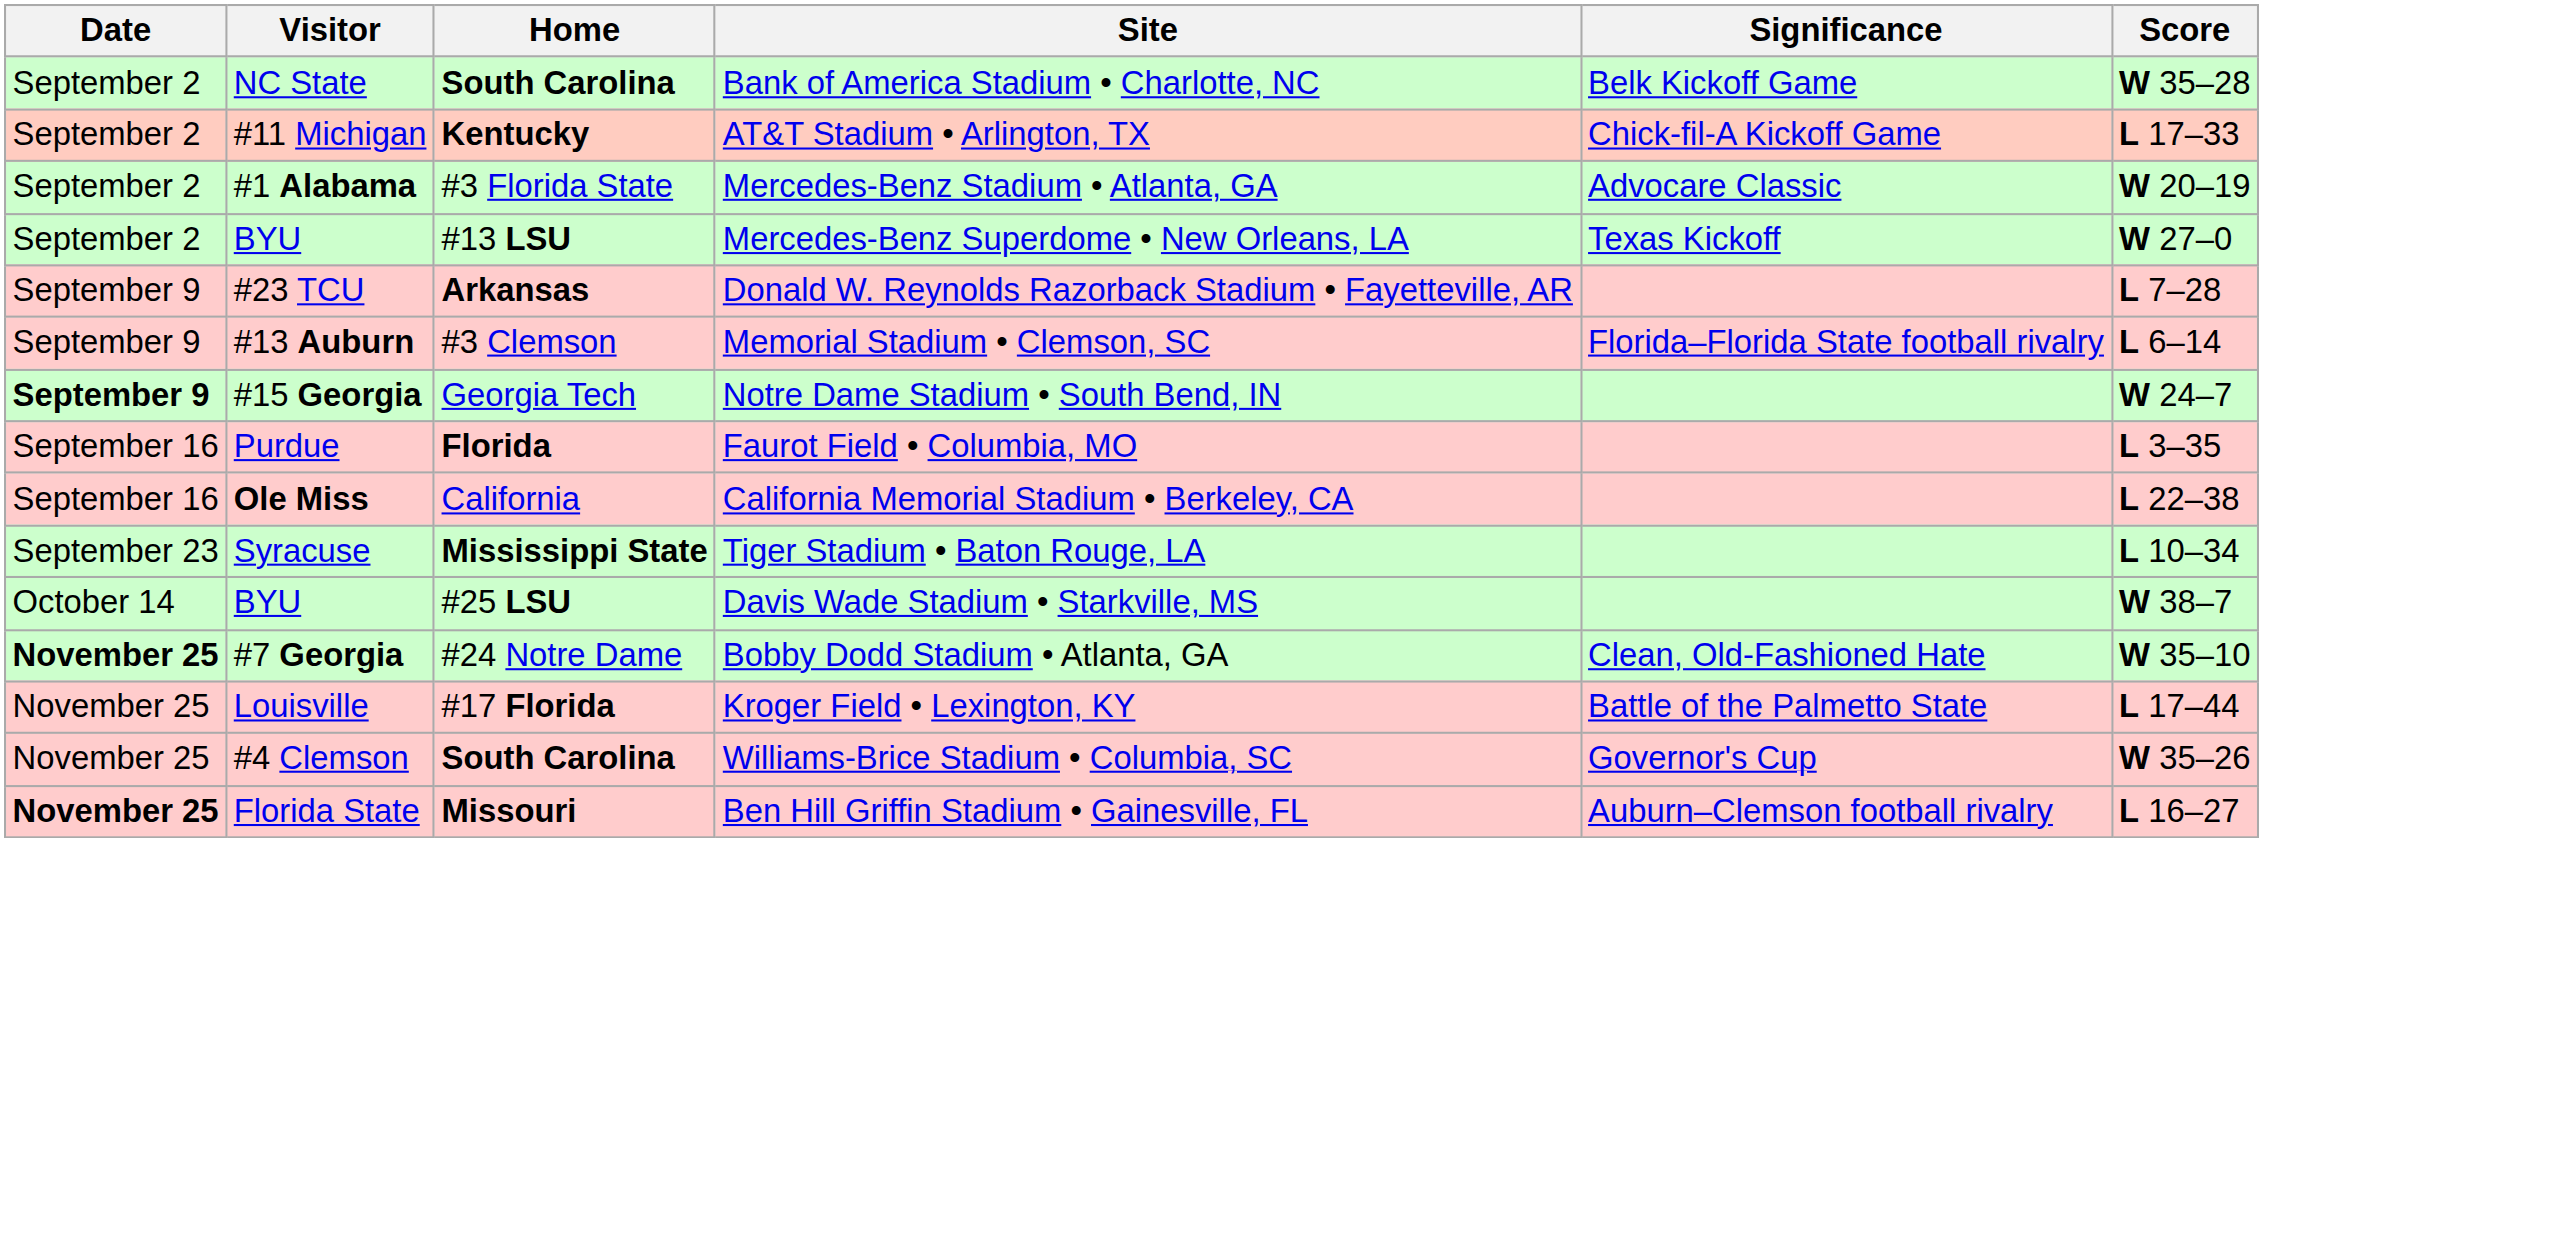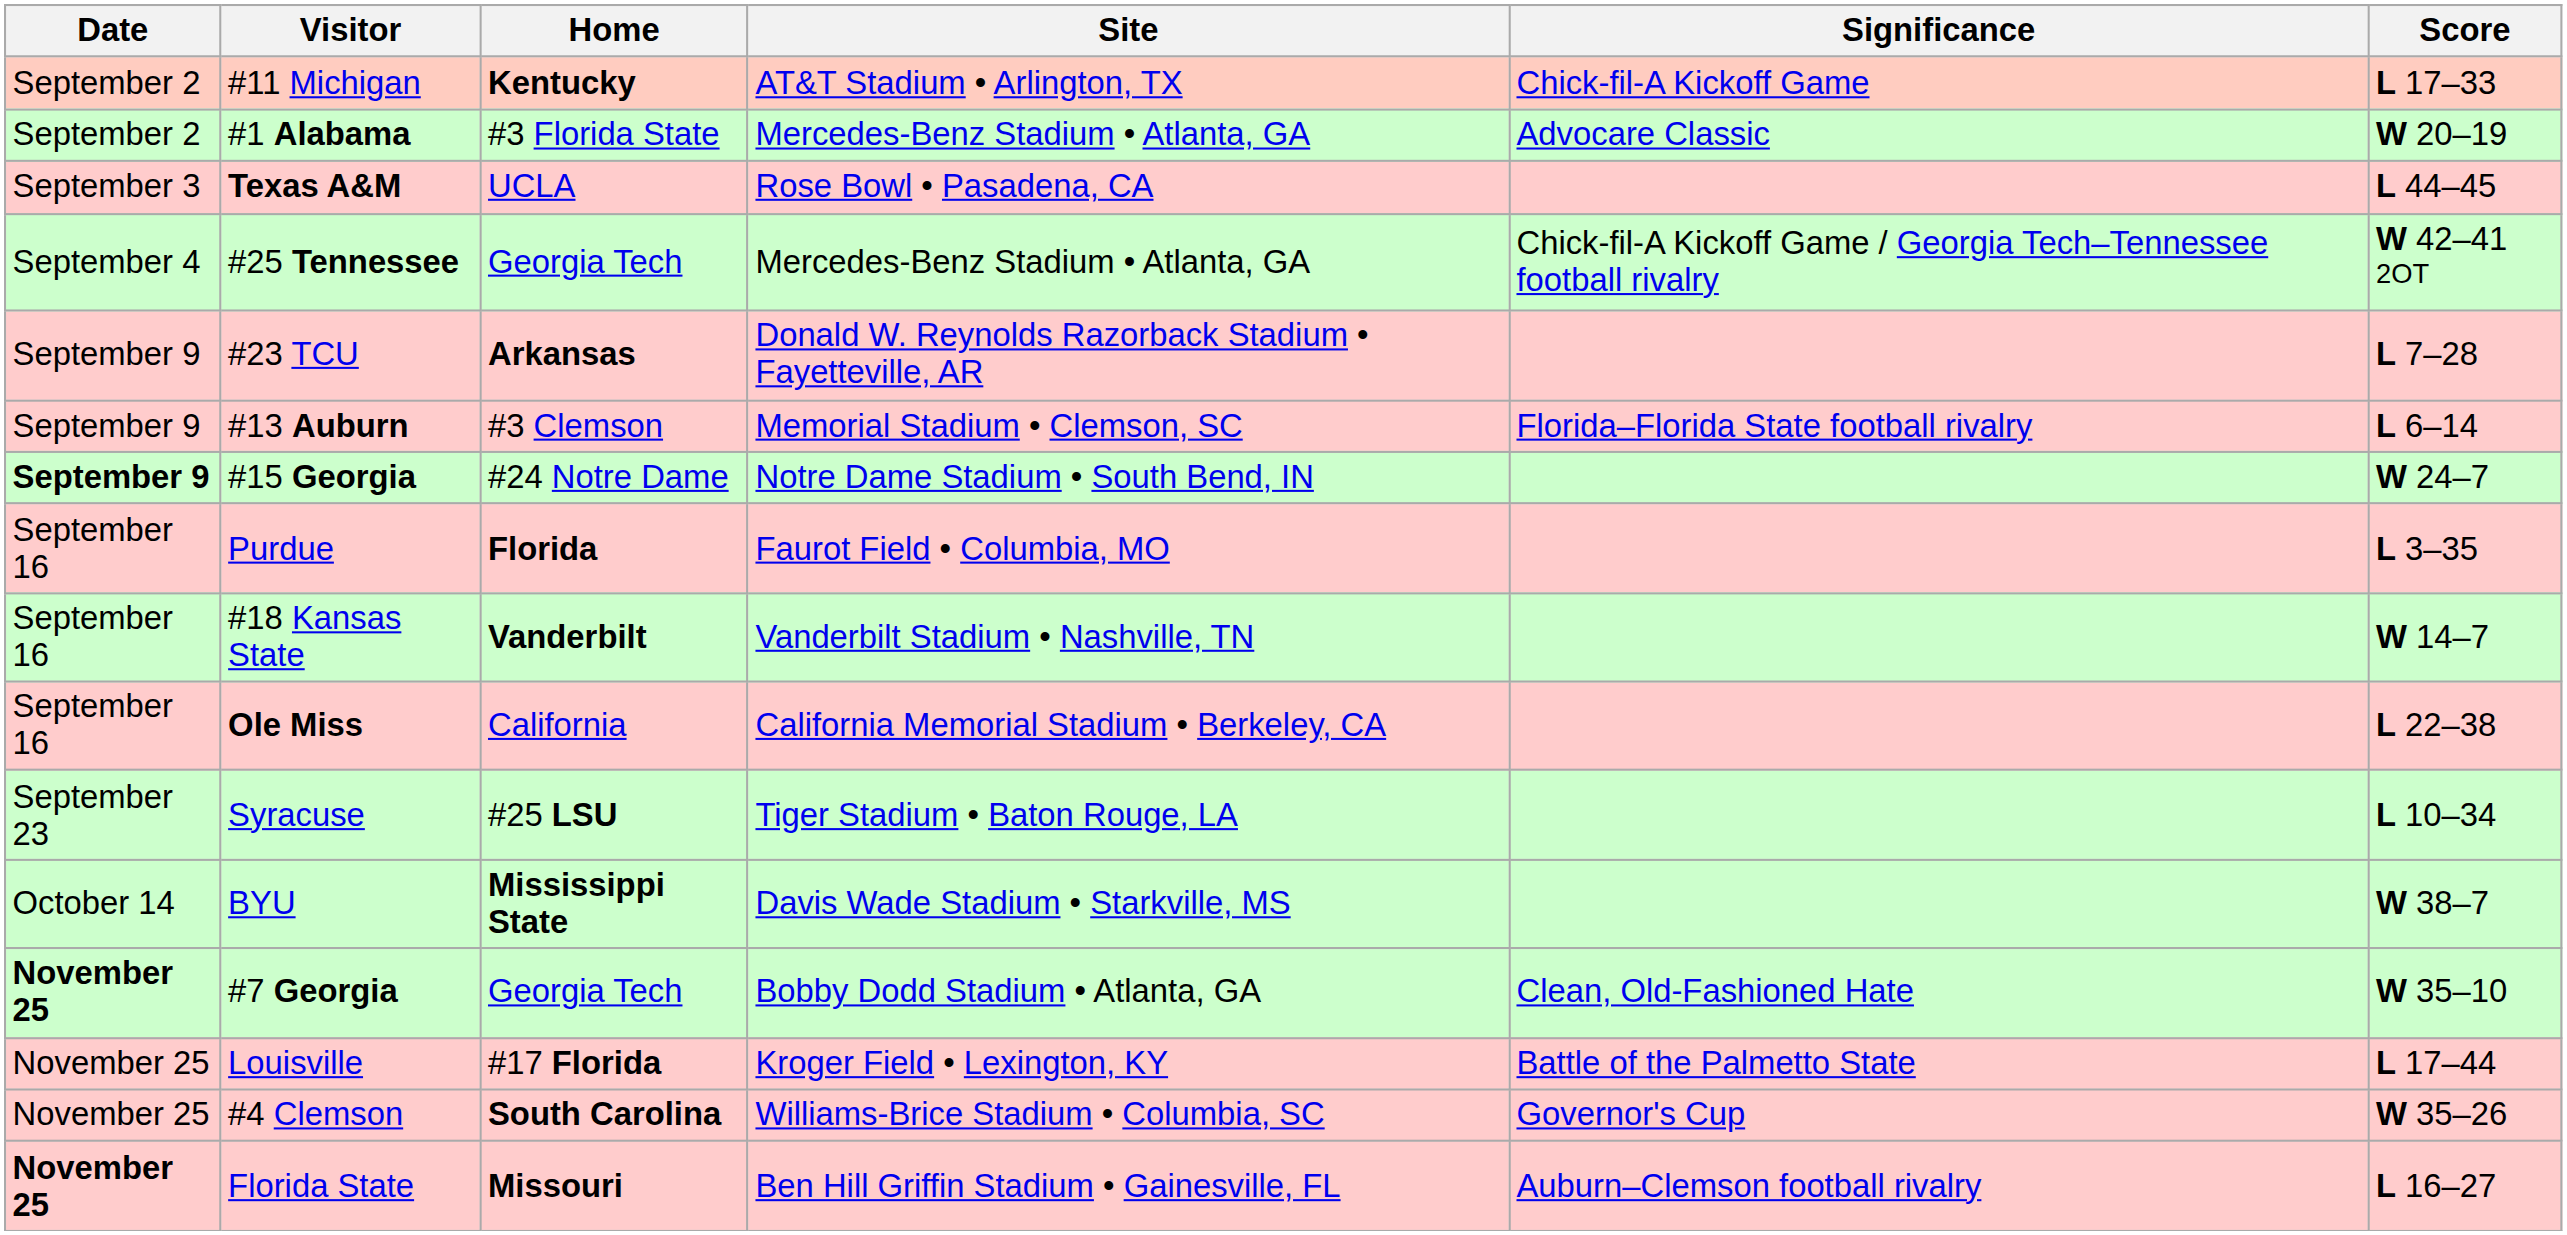- row: (300, 82)
- row: (267, 238)
+ row: (315, 186)
+ row: (344, 261)
(539, 394) Georgia Tech -> (608, 477) #24 Notre Dame
+ row: (315, 636)
(575, 550) Mississippi State -> (553, 814) #25 LSU
(506, 602) #25 LSU -> (576, 903) Mississippi State
(562, 654) #24 Notre Dame -> (585, 992) Georgia Tech
